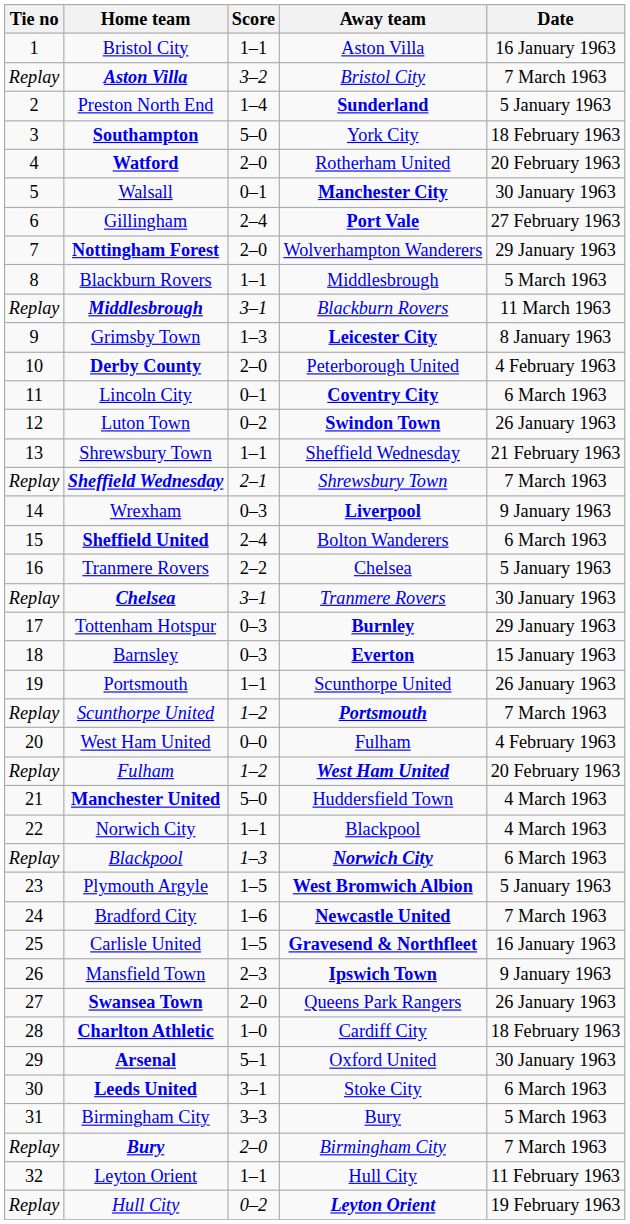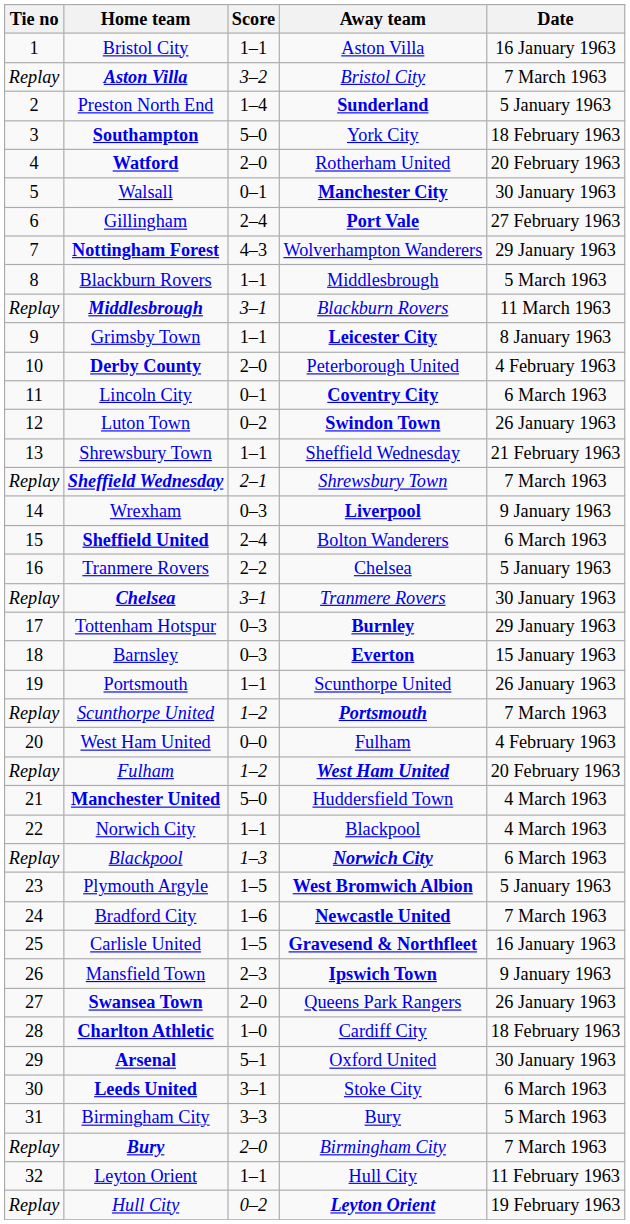(253, 250) 2–0 -> (253, 250) 4–3
(253, 337) 1–3 -> (253, 337) 1–1
